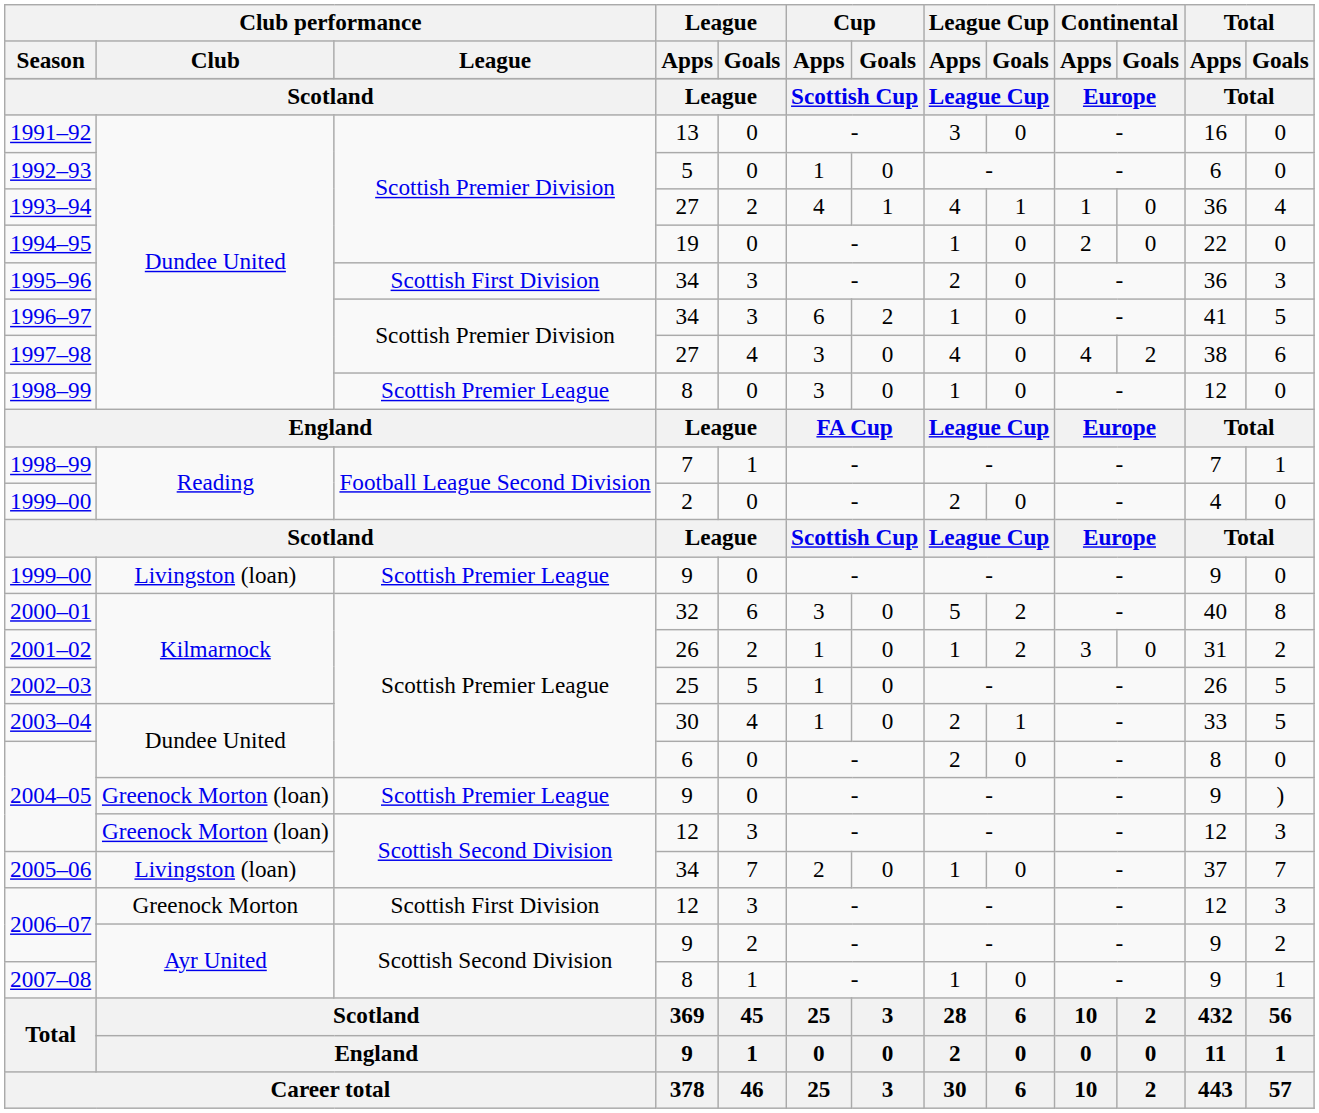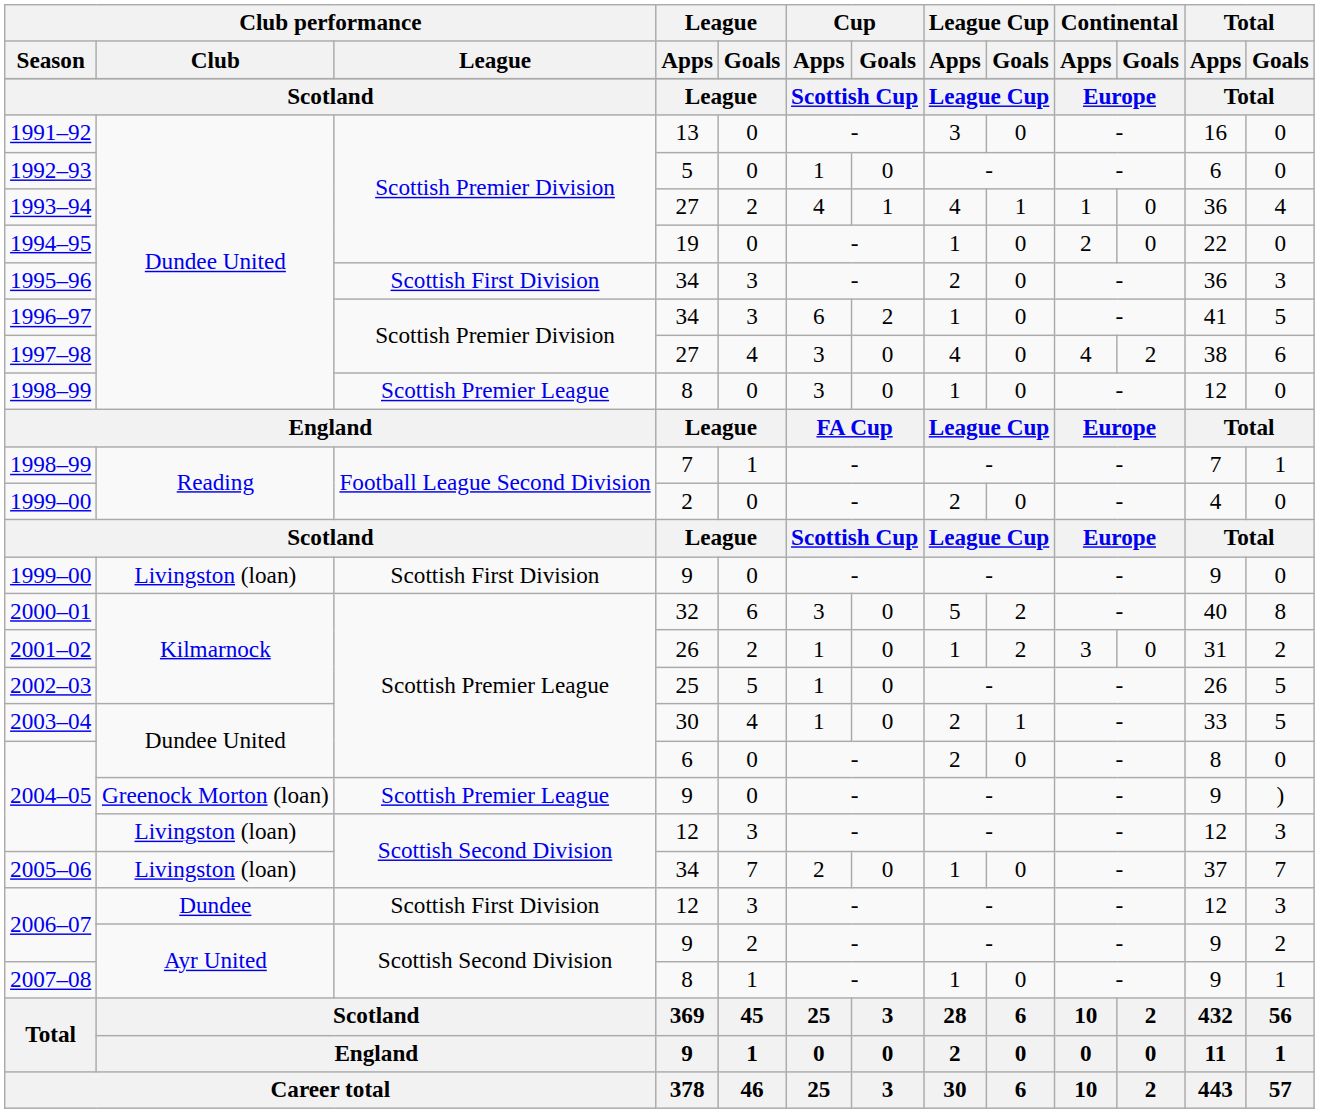(495, 574) Scottish Premier League -> (495, 574) Scottish First Division
(215, 832) Greenock Morton (loan) -> (215, 832) Livingston (loan)
(215, 905) Greenock Morton -> (215, 905) Dundee
